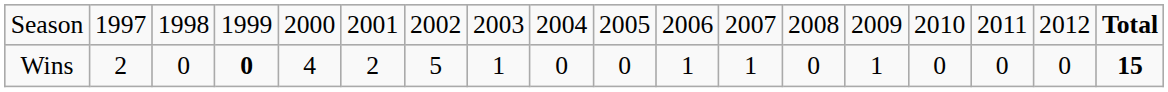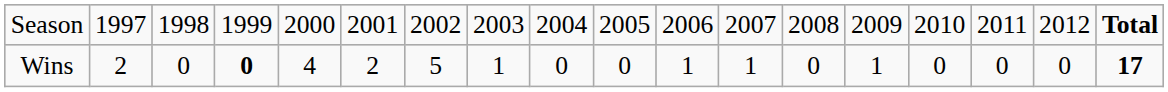(1130, 65) 15 -> (1130, 65) 17
